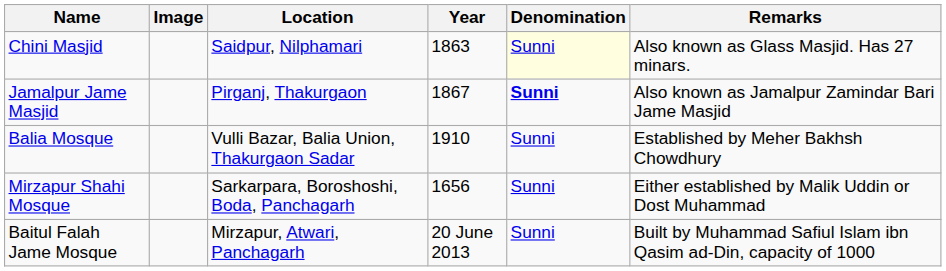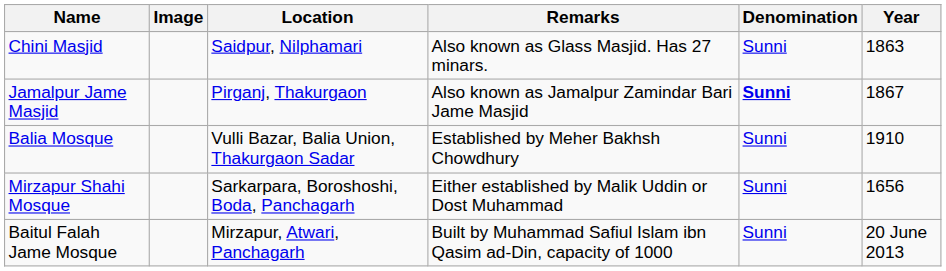columns swapped: (467, 18) <-> (785, 18)
(533, 45) lightyellow background -> (765, 45) no background
